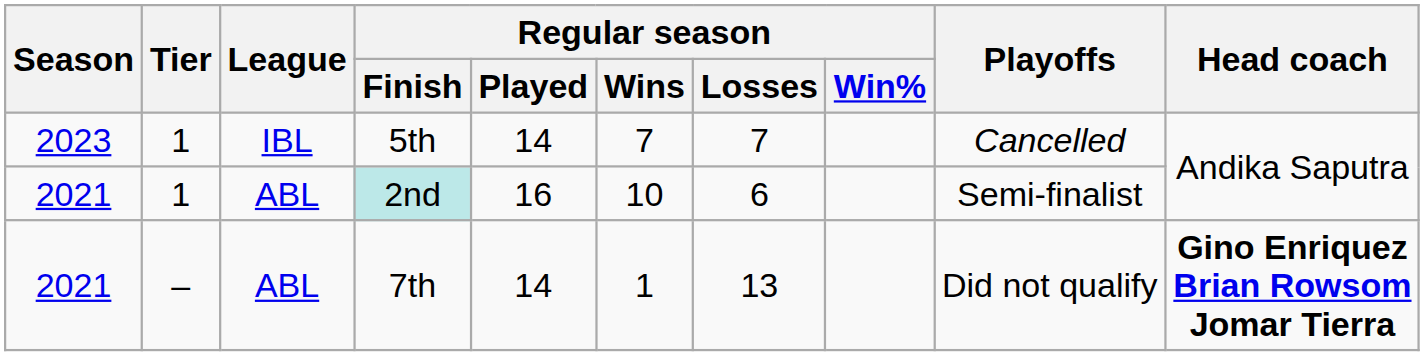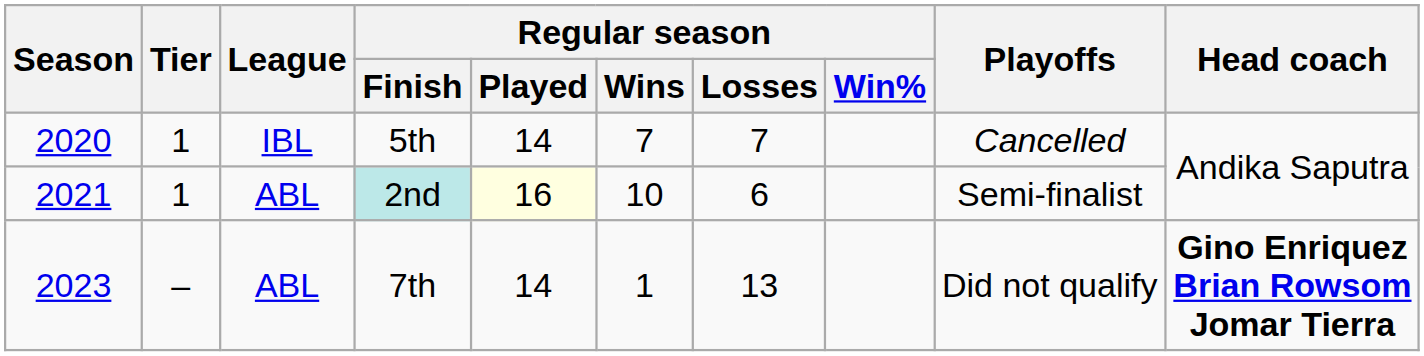(74, 140) 2023 -> (74, 140) 2020
(533, 194) no background -> (533, 194) lightyellow background
(74, 286) 2021 -> (74, 286) 2023
